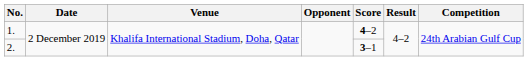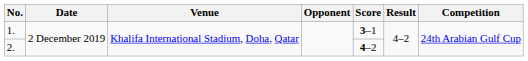(368, 30) 4–2 -> (368, 30) 3–1
(368, 47) 3–1 -> (368, 47) 4–2
